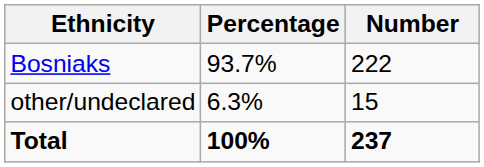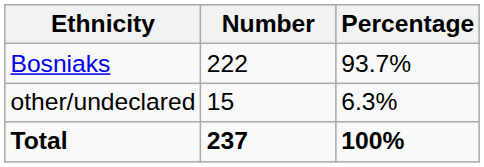columns swapped: (413, 24) <-> (273, 24)
